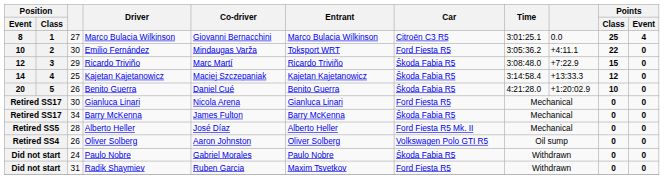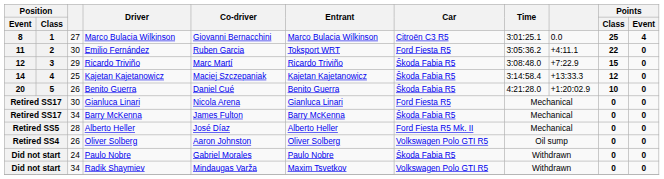(20, 50) 10 -> (20, 50) 11
(225, 50) Mindaugas Varža -> (219, 50) Ruben Garcia
(75, 167) 31 -> (75, 167) 34
(219, 167) Ruben Garcia -> (225, 167) Mindaugas Varža
(423, 167) Ford Fiesta R5 -> (442, 167) Volkswagen Polo GTI R5
